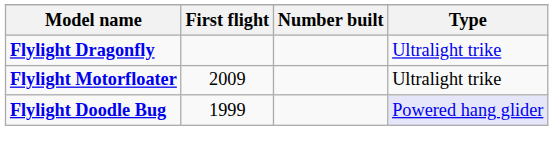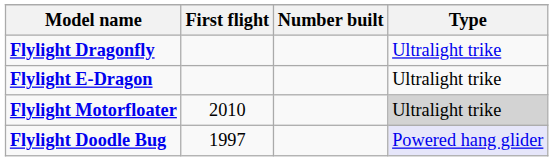+ row: (81, 79)
(227, 79) 2009 -> (227, 110) 2010
(447, 79) no background -> (447, 110) lightgrey background
(227, 110) 1999 -> (227, 140) 1997
